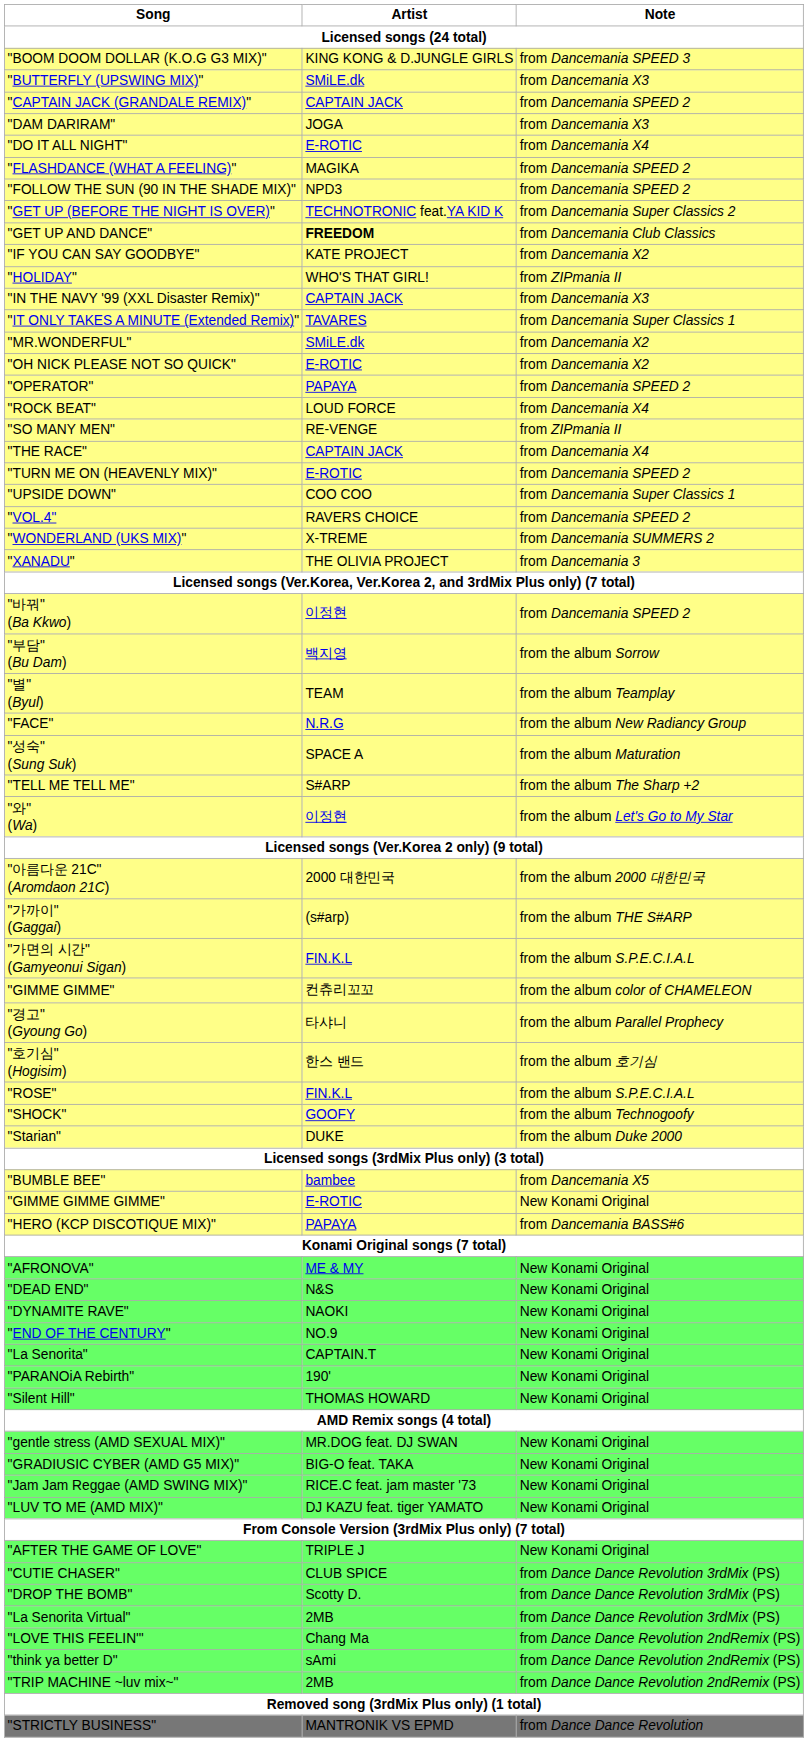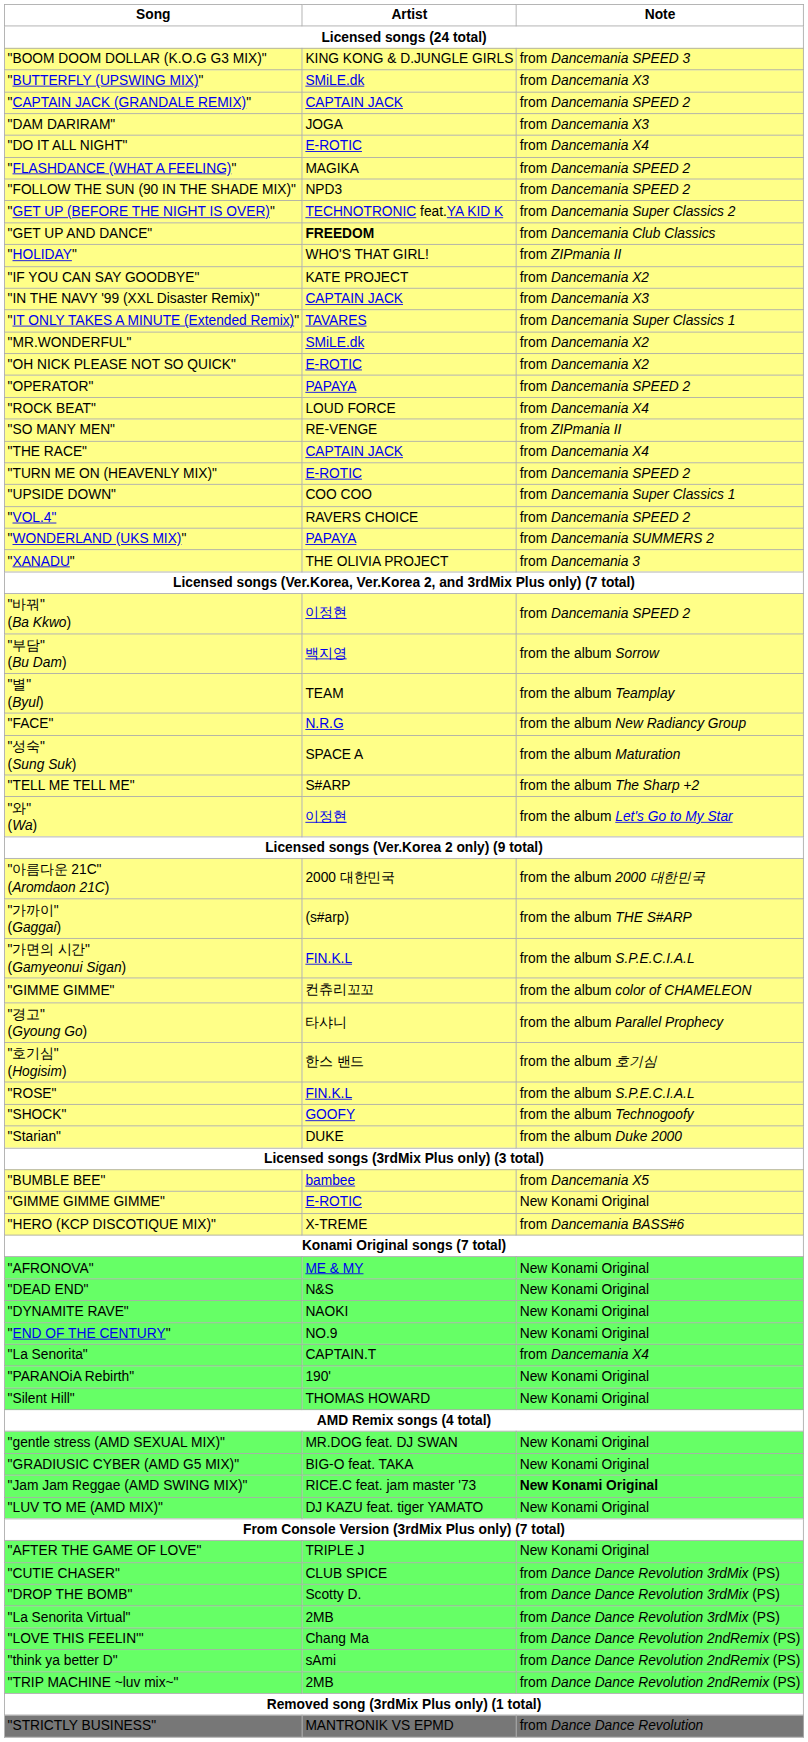rows swapped: (42, 277) <-> (103, 255)
(336, 539) X-TREME -> (331, 539) PAPAYA
(331, 1224) PAPAYA -> (336, 1224) X-TREME
(584, 1355) New Konami Original -> (584, 1355) from Dancemania X4
(584, 1486) normal -> (589, 1486) bold
